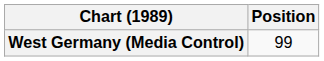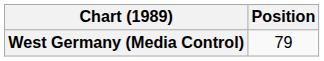(283, 42) 99 -> (283, 42) 79
